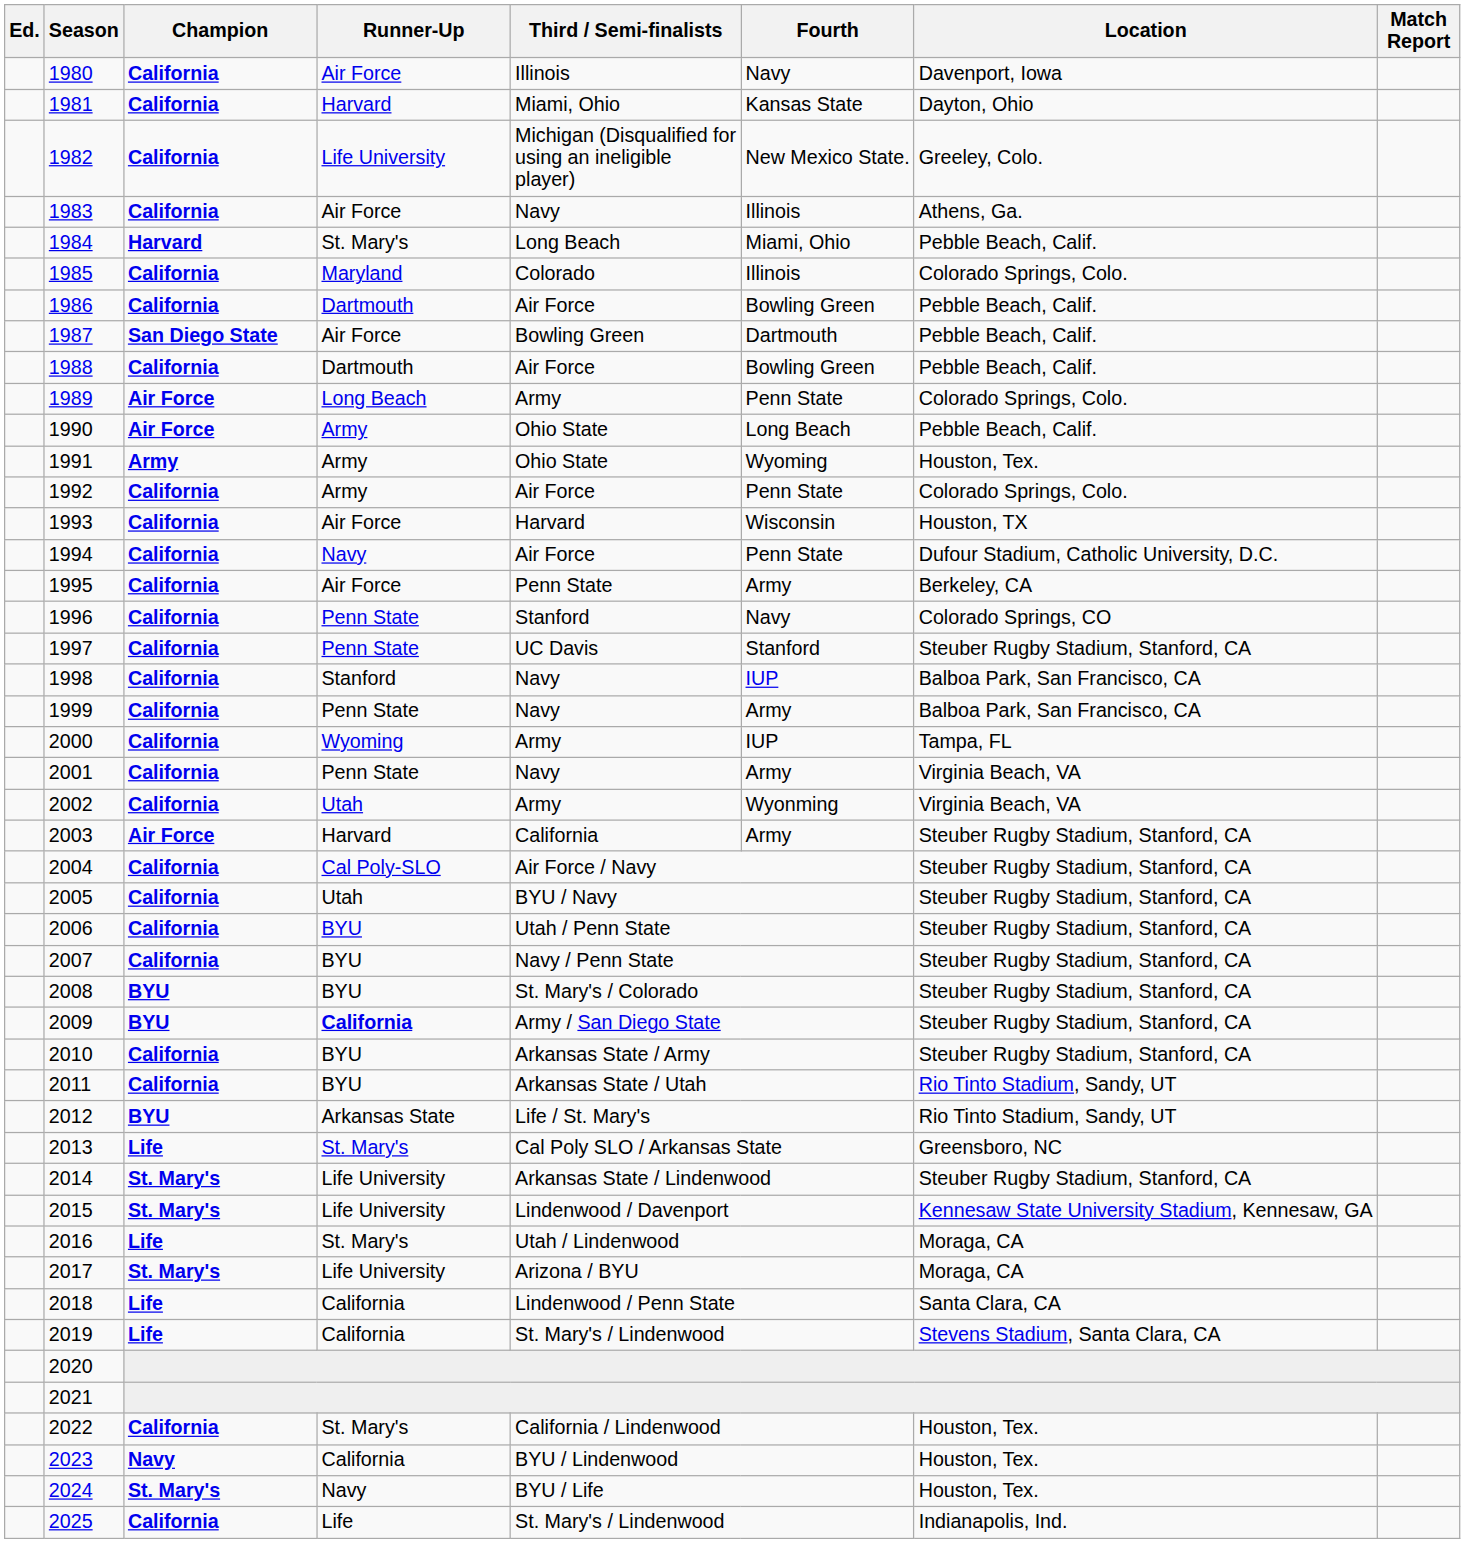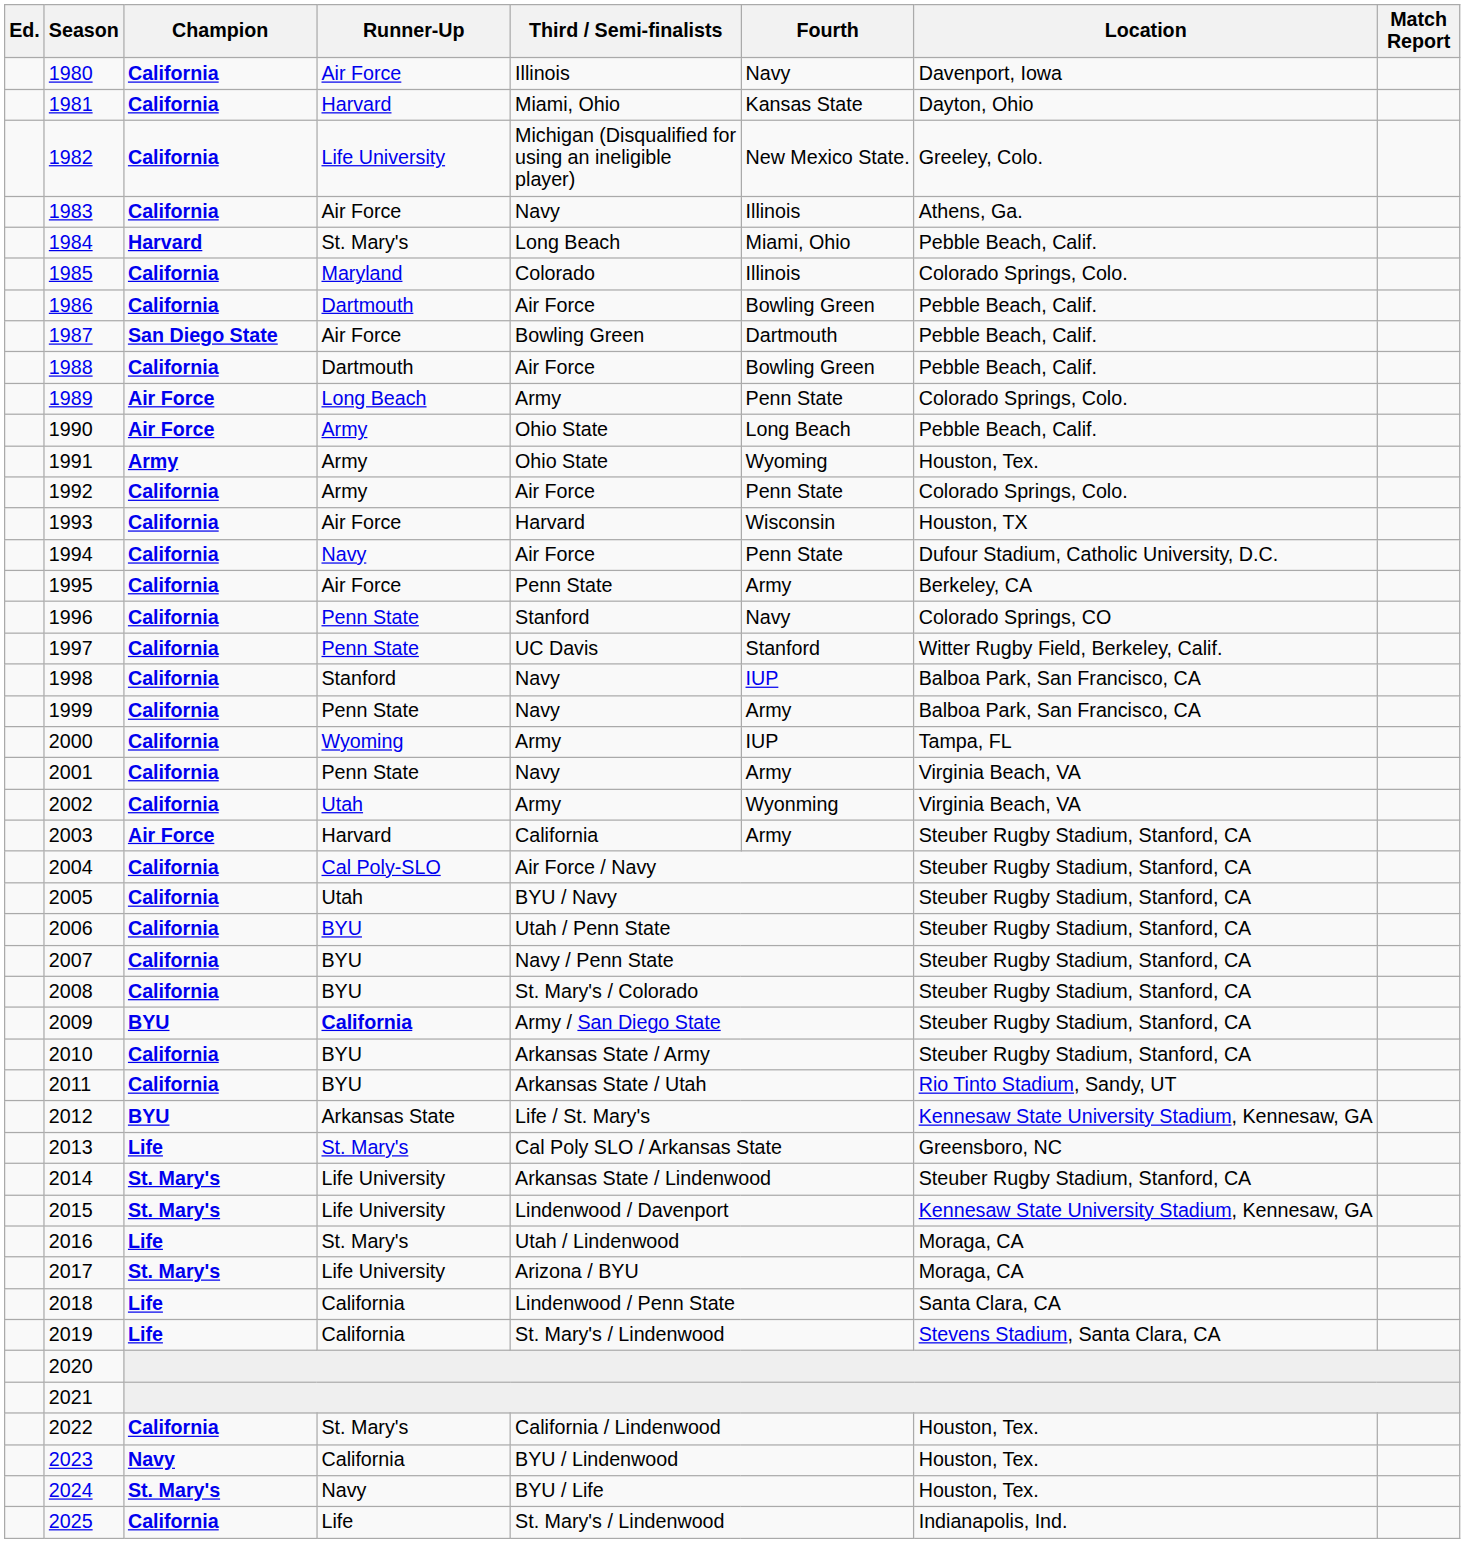(1085, 648) Steuber Rugby Stadium, Stanford, CA -> (1071, 648) Witter Rugby Field, Berkeley, Calif.
(149, 991) BYU -> (173, 991) California
(1048, 1116) Rio Tinto Stadium, Sandy, UT -> (1146, 1116) Kennesaw State University Stadium, Kennesaw, GA
